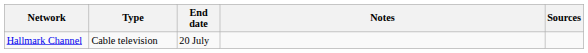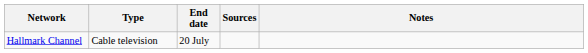columns swapped: (382, 18) <-> (564, 18)
